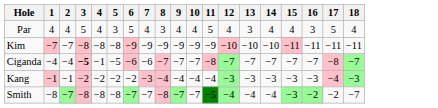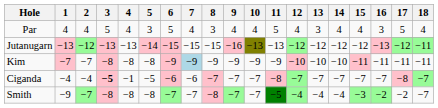+ row: (30, 45)
(147, 45) no background -> (192, 62) lightblue background
- row: (18, 78)
(52, 95) −8 -> (65, 95) −9
